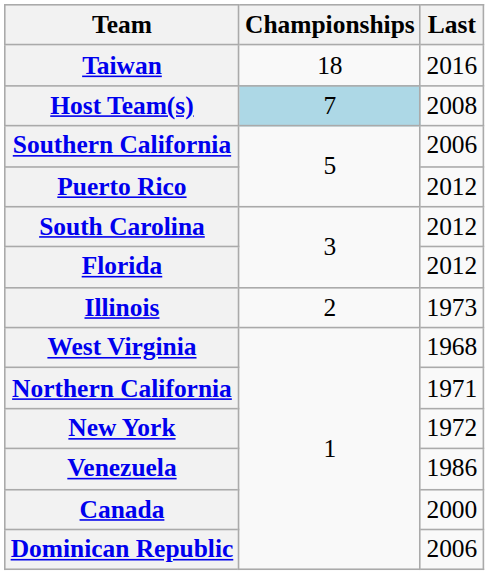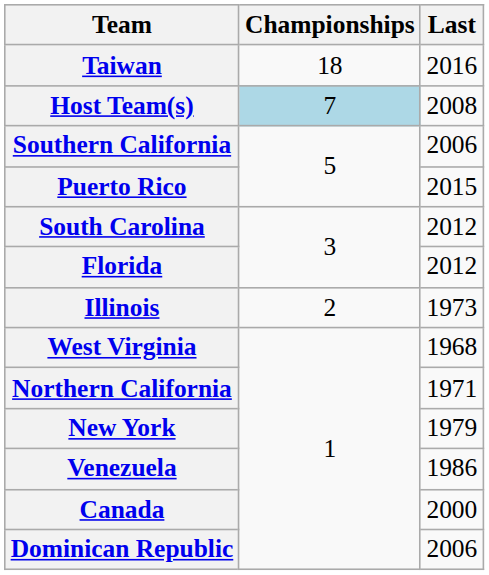(452, 186) 2012 -> (452, 186) 2015
(452, 428) 1972 -> (452, 428) 1979
